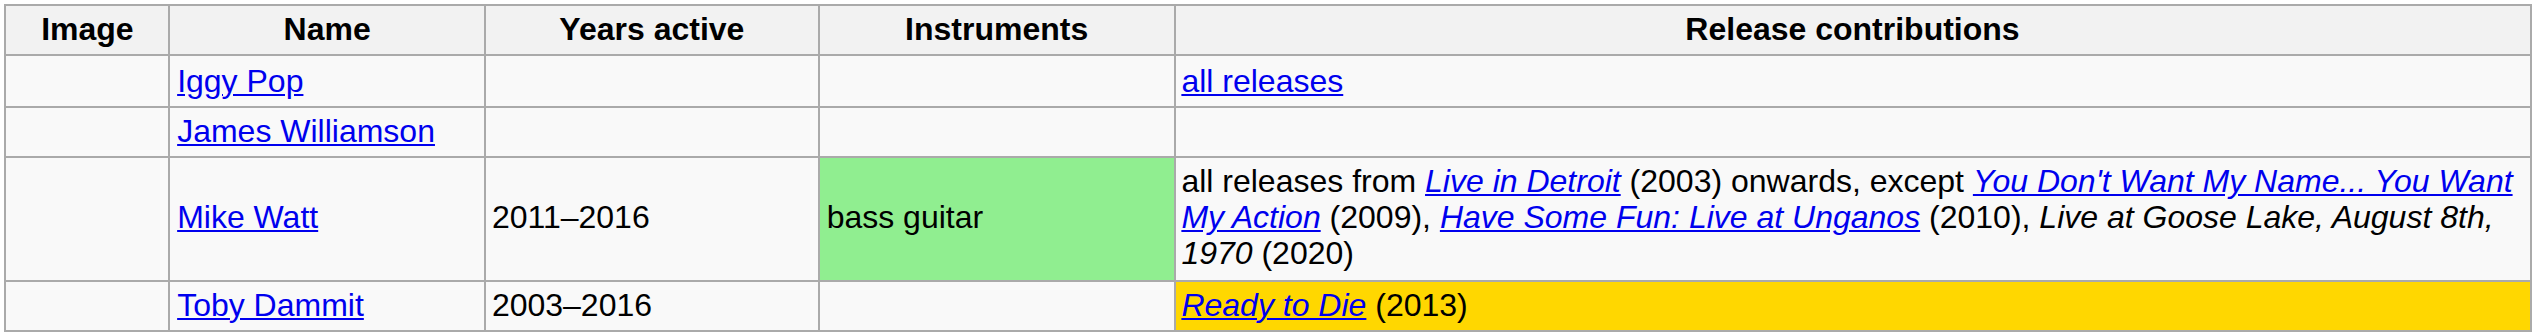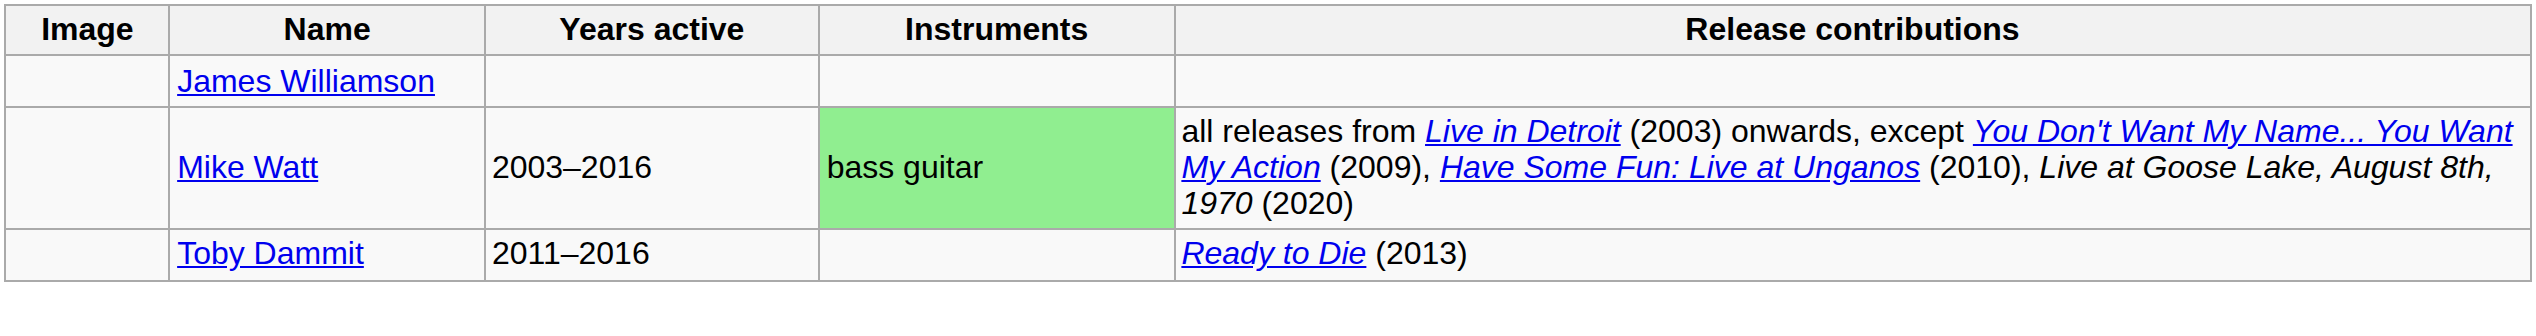- row: (240, 80)
(571, 218) 2011–2016 -> (572, 167) 2003–2016
(572, 304) 2003–2016 -> (571, 254) 2011–2016
(1325, 304) gold background -> (1325, 254) no background
